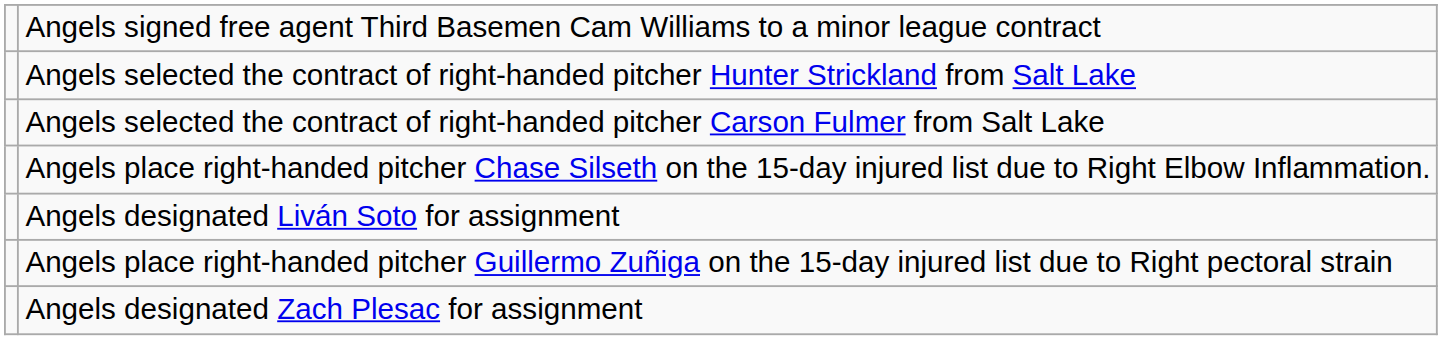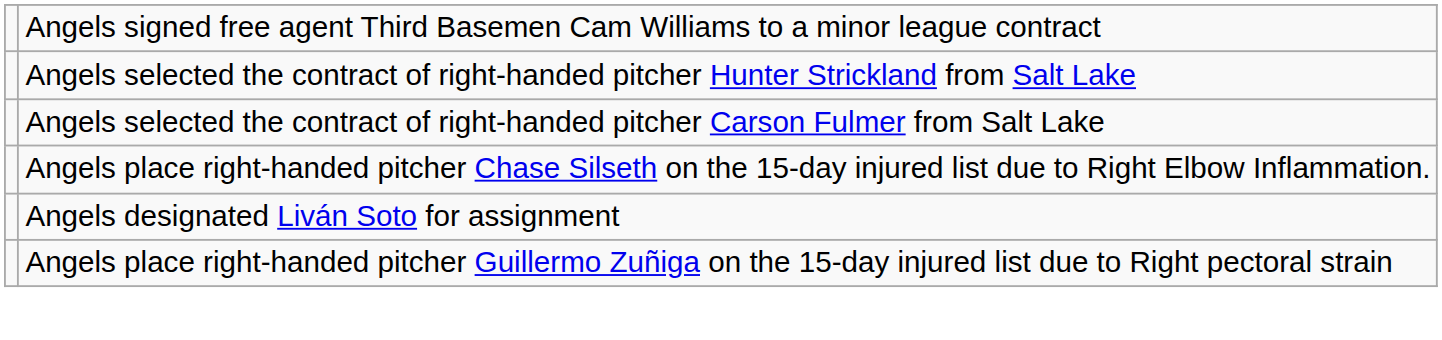- row: (334, 309)
